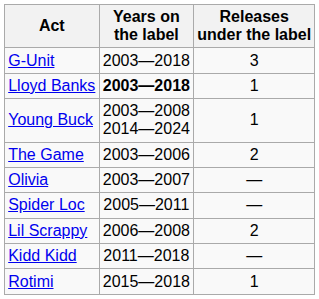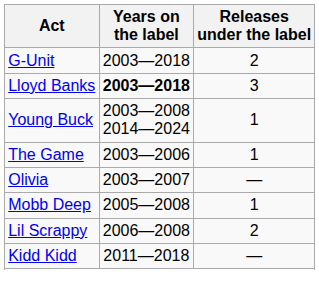(254, 60) 3 -> (254, 60) 2
(254, 85) 1 -> (254, 85) 3
(254, 154) 2 -> (254, 154) 1
- row: (46, 205)
+ row: (50, 205)
- row: (31, 281)
